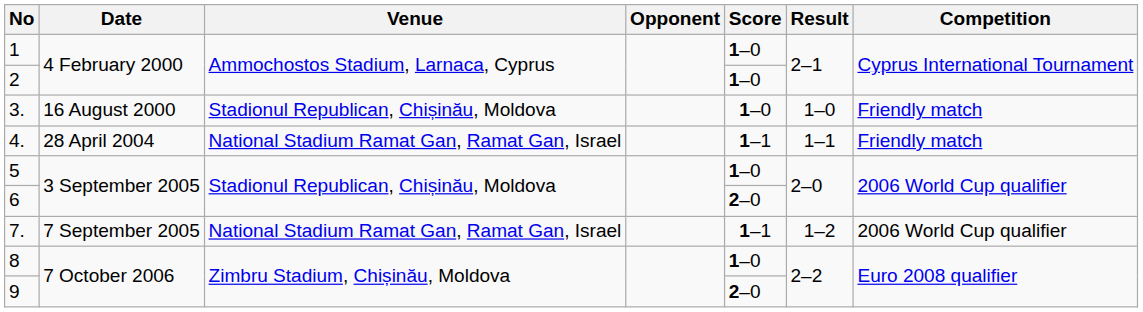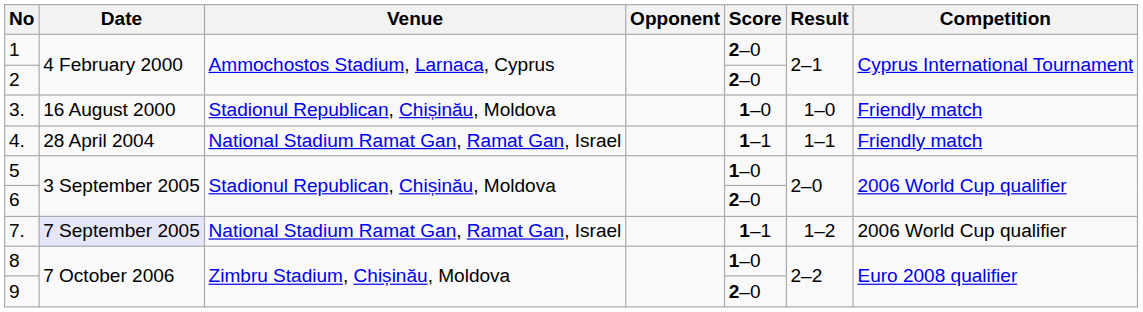(745, 49) 1–0 -> (745, 49) 2–0
(745, 79) 1–0 -> (745, 79) 2–0
(121, 230) no background -> (121, 230) lavender background
